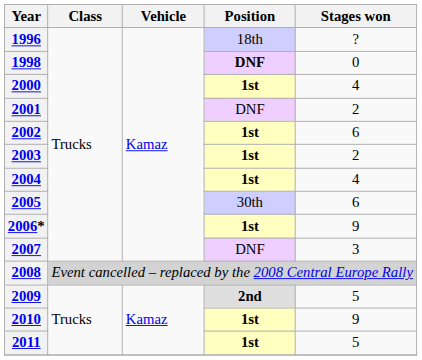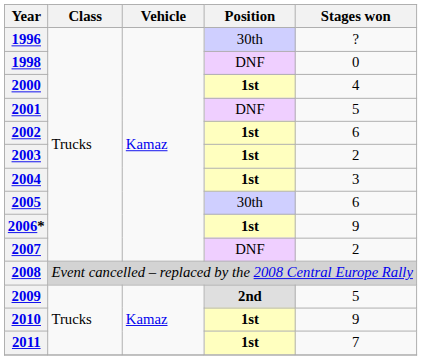(250, 39) 18th -> (250, 39) 30th
(250, 62) bold -> (250, 62) normal
(356, 109) 2 -> (356, 109) 5
(356, 179) 4 -> (356, 179) 3
(356, 249) 3 -> (356, 249) 2
(356, 343) 5 -> (356, 343) 7
